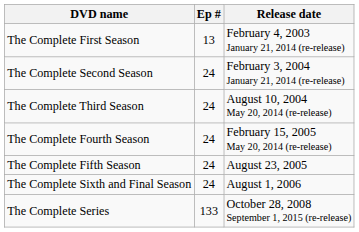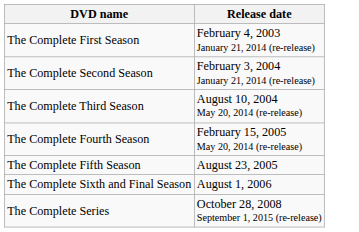- column: (209, 14)
